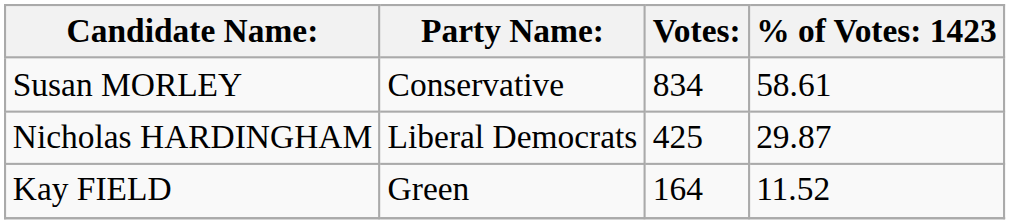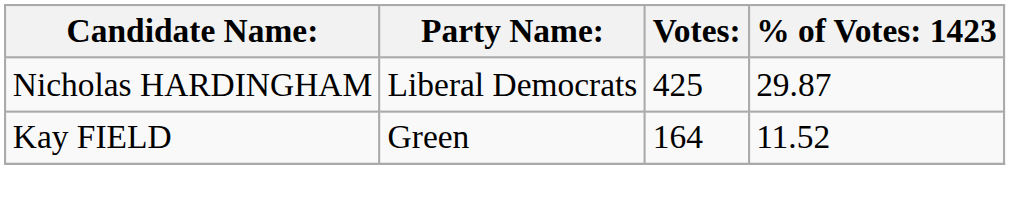- row: (127, 84)
